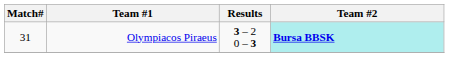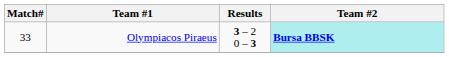(25, 37) 31 -> (25, 37) 33
